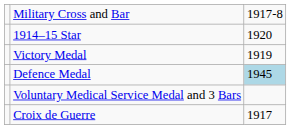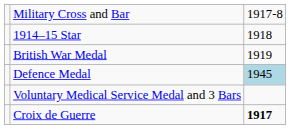(260, 34) 1920 -> (260, 34) 1918
+ row: (60, 54)
- row: (50, 54)
(260, 114) normal -> (260, 114) bold
